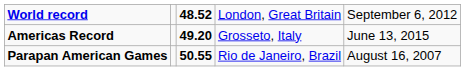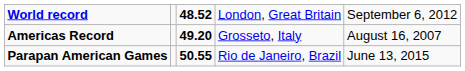(388, 35) June 13, 2015 -> (394, 35) August 16, 2007
(394, 55) August 16, 2007 -> (388, 55) June 13, 2015
